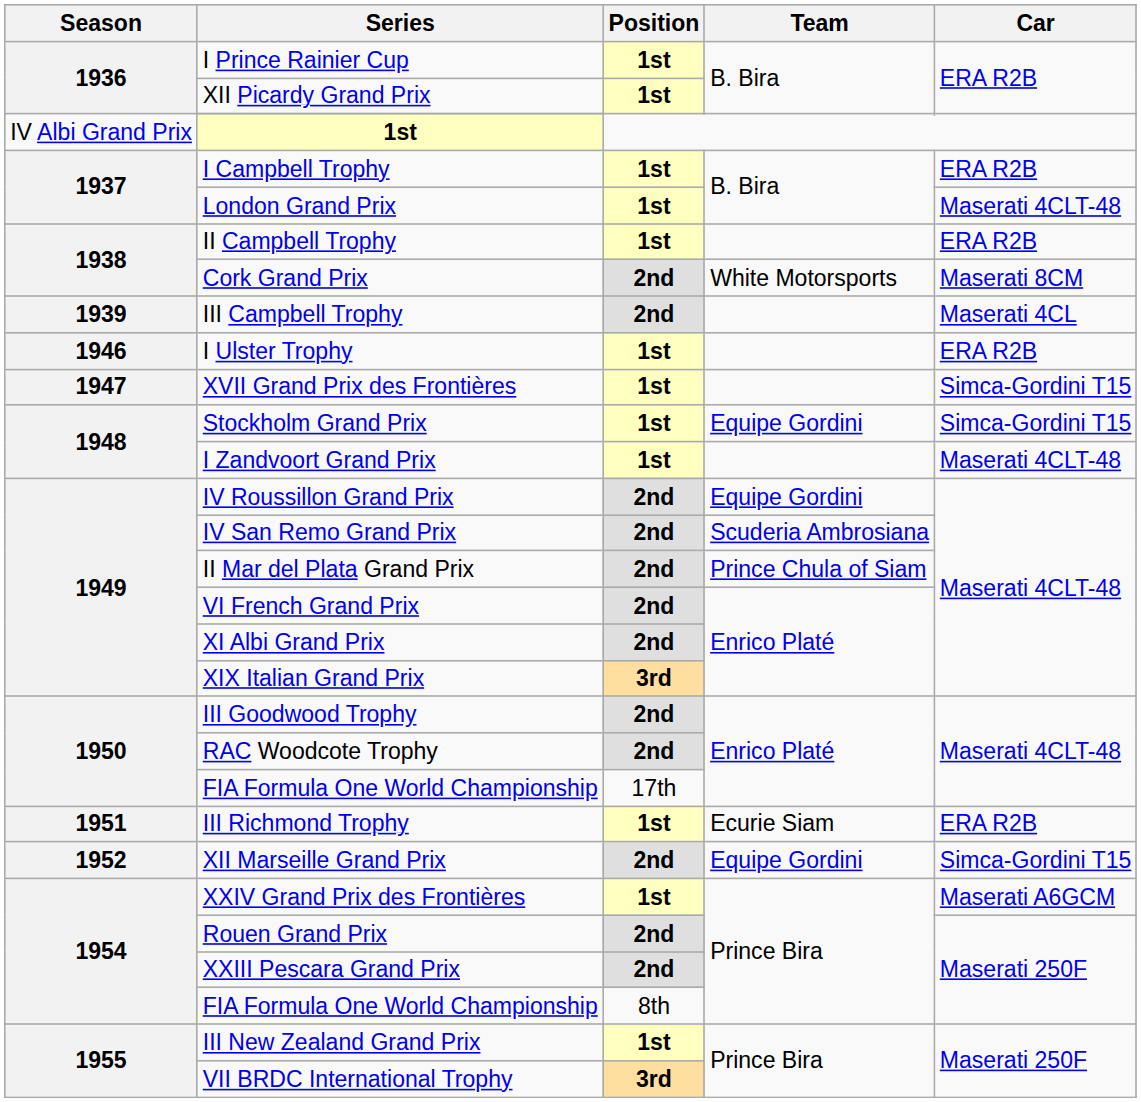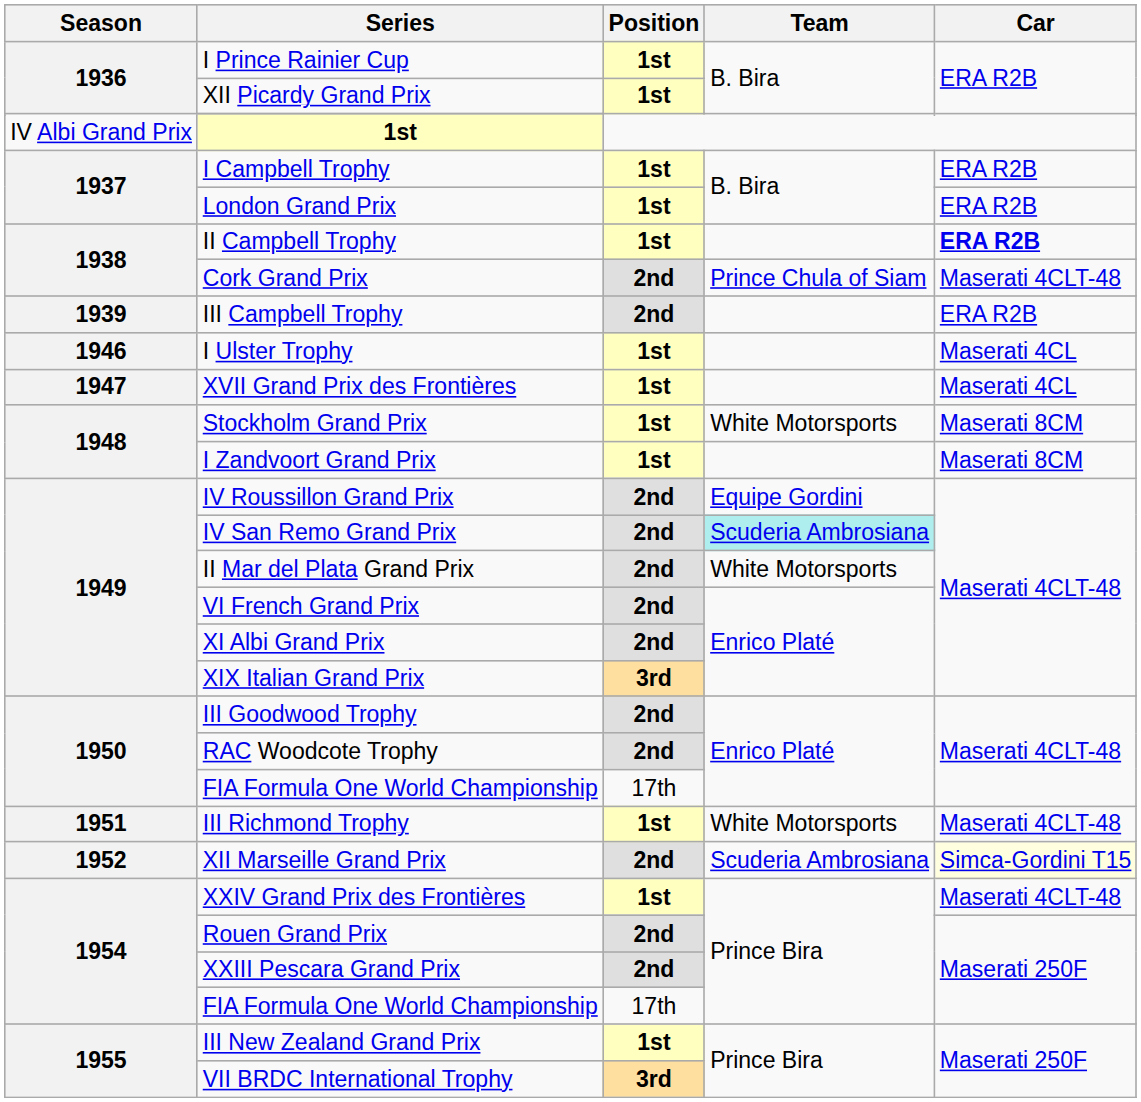(1031, 205) Maserati 4CLT-48 -> (988, 205) ERA R2B
(988, 242) normal -> (990, 242) bold
(804, 278) White Motorsports -> (818, 278) Prince Chula of Siam
(1012, 278) Maserati 8CM -> (1031, 278) Maserati 4CLT-48
(1008, 315) Maserati 4CL -> (988, 315) ERA R2B
(988, 351) ERA R2B -> (1008, 351) Maserati 4CL
(1036, 387) Simca-Gordini T15 -> (1008, 387) Maserati 4CL
(786, 424) Equipe Gordini -> (804, 424) White Motorsports
(1036, 424) Simca-Gordini T15 -> (1012, 424) Maserati 8CM
(1031, 460) Maserati 4CLT-48 -> (1012, 460) Maserati 8CM
(820, 533) no background -> (820, 533) paleturquoise background
(818, 569) Prince Chula of Siam -> (804, 569) White Motorsports
(772, 824) Ecurie Siam -> (804, 824) White Motorsports
(988, 824) ERA R2B -> (1031, 824) Maserati 4CLT-48
(786, 861) Equipe Gordini -> (820, 861) Scuderia Ambrosiana
(1036, 861) no background -> (1036, 861) lightyellow background
(1028, 897) Maserati A6GCM -> (1031, 897) Maserati 4CLT-48
(654, 1006) 8th -> (654, 1006) 17th
